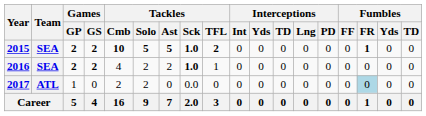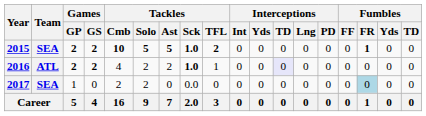(48, 66) SEA -> (48, 66) ATL
(283, 66) no background -> (283, 66) lavender background
(48, 84) ATL -> (48, 84) SEA
